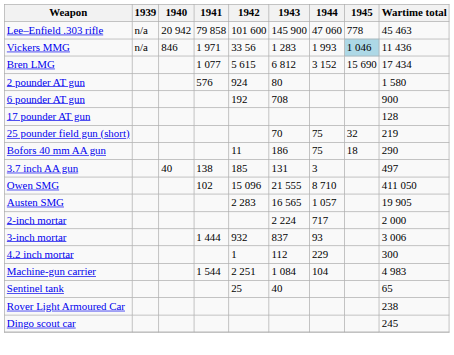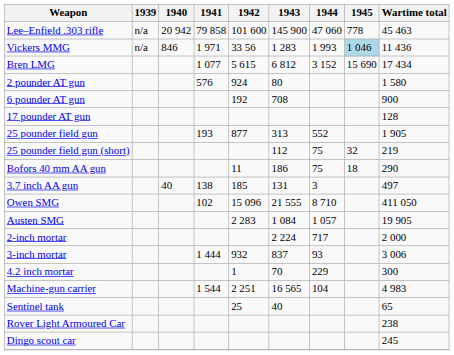+ row: (52, 133)
(277, 133) 70 -> (280, 151) 112
(287, 202) 16 565 -> (284, 220) 1 084
(280, 254) 112 -> (277, 271) 70
(284, 271) 1 084 -> (287, 289) 16 565
